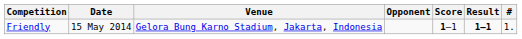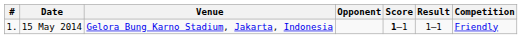columns swapped: (509, 12) <-> (37, 12)
(483, 27) bold -> (434, 27) normal
